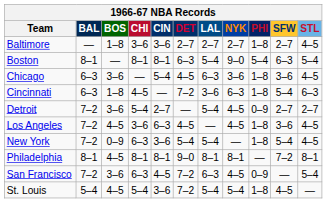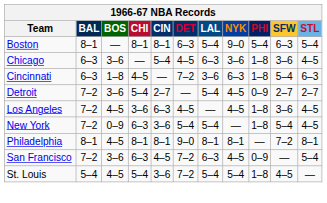- row: (28, 45)
